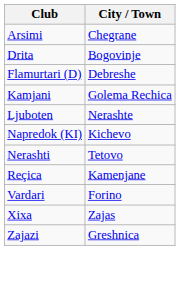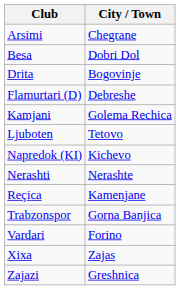+ row: (20, 54)
(110, 114) Nerashte -> (105, 134) Tetovo
(105, 154) Tetovo -> (110, 174) Nerashte
+ row: (39, 214)
